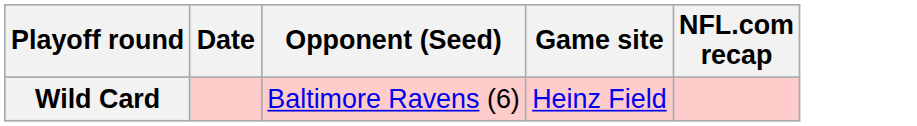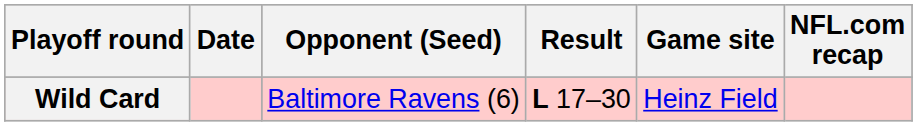+ column: (582, 40)
